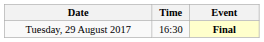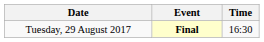columns swapped: (171, 12) <-> (224, 12)
